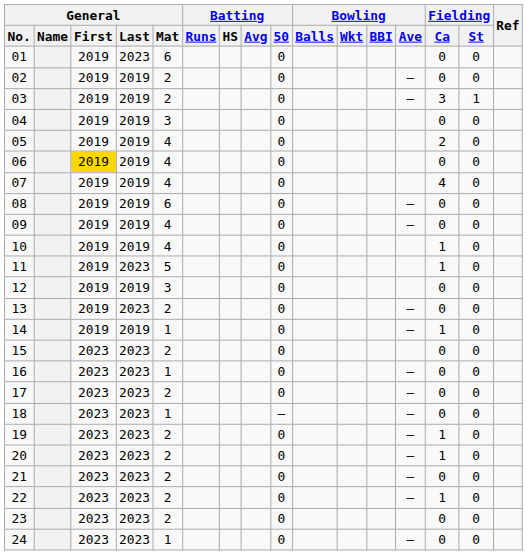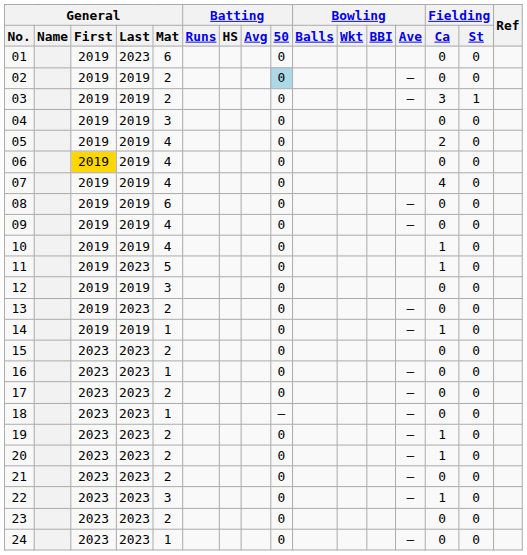(281, 78) no background -> (281, 78) lightblue background
(168, 497) 2 -> (168, 497) 3
